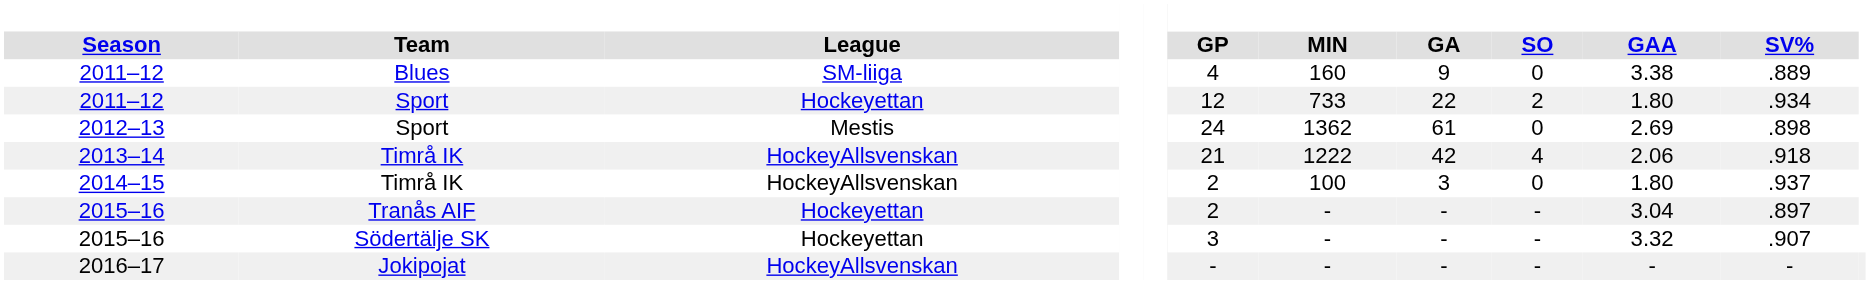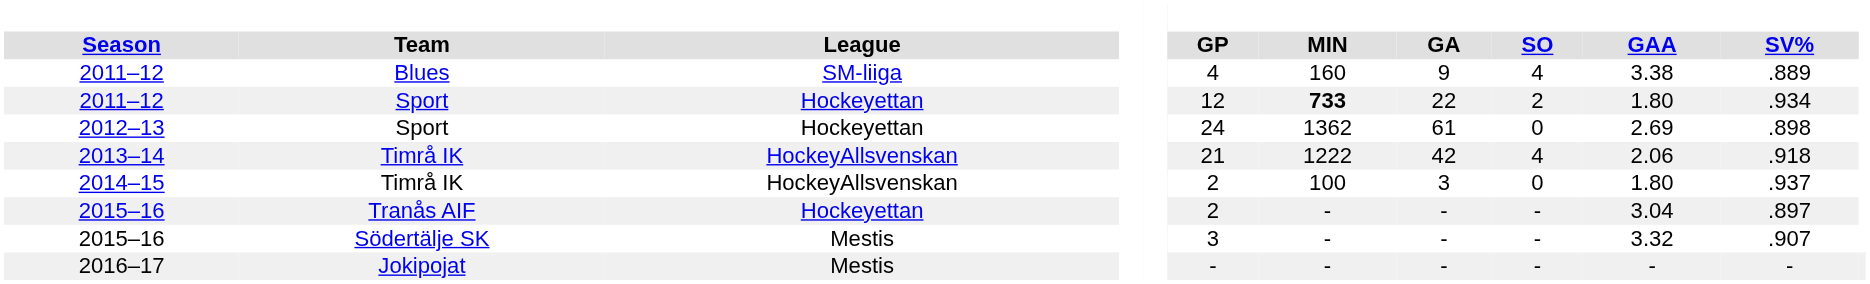(1537, 72) 0 -> (1537, 72) 4
(1328, 100) normal -> (1328, 100) bold
(862, 128) Mestis -> (862, 128) Hockeyettan
(862, 238) Hockeyettan -> (862, 238) Mestis
(862, 266) HockeyAllsvenskan -> (862, 266) Mestis
